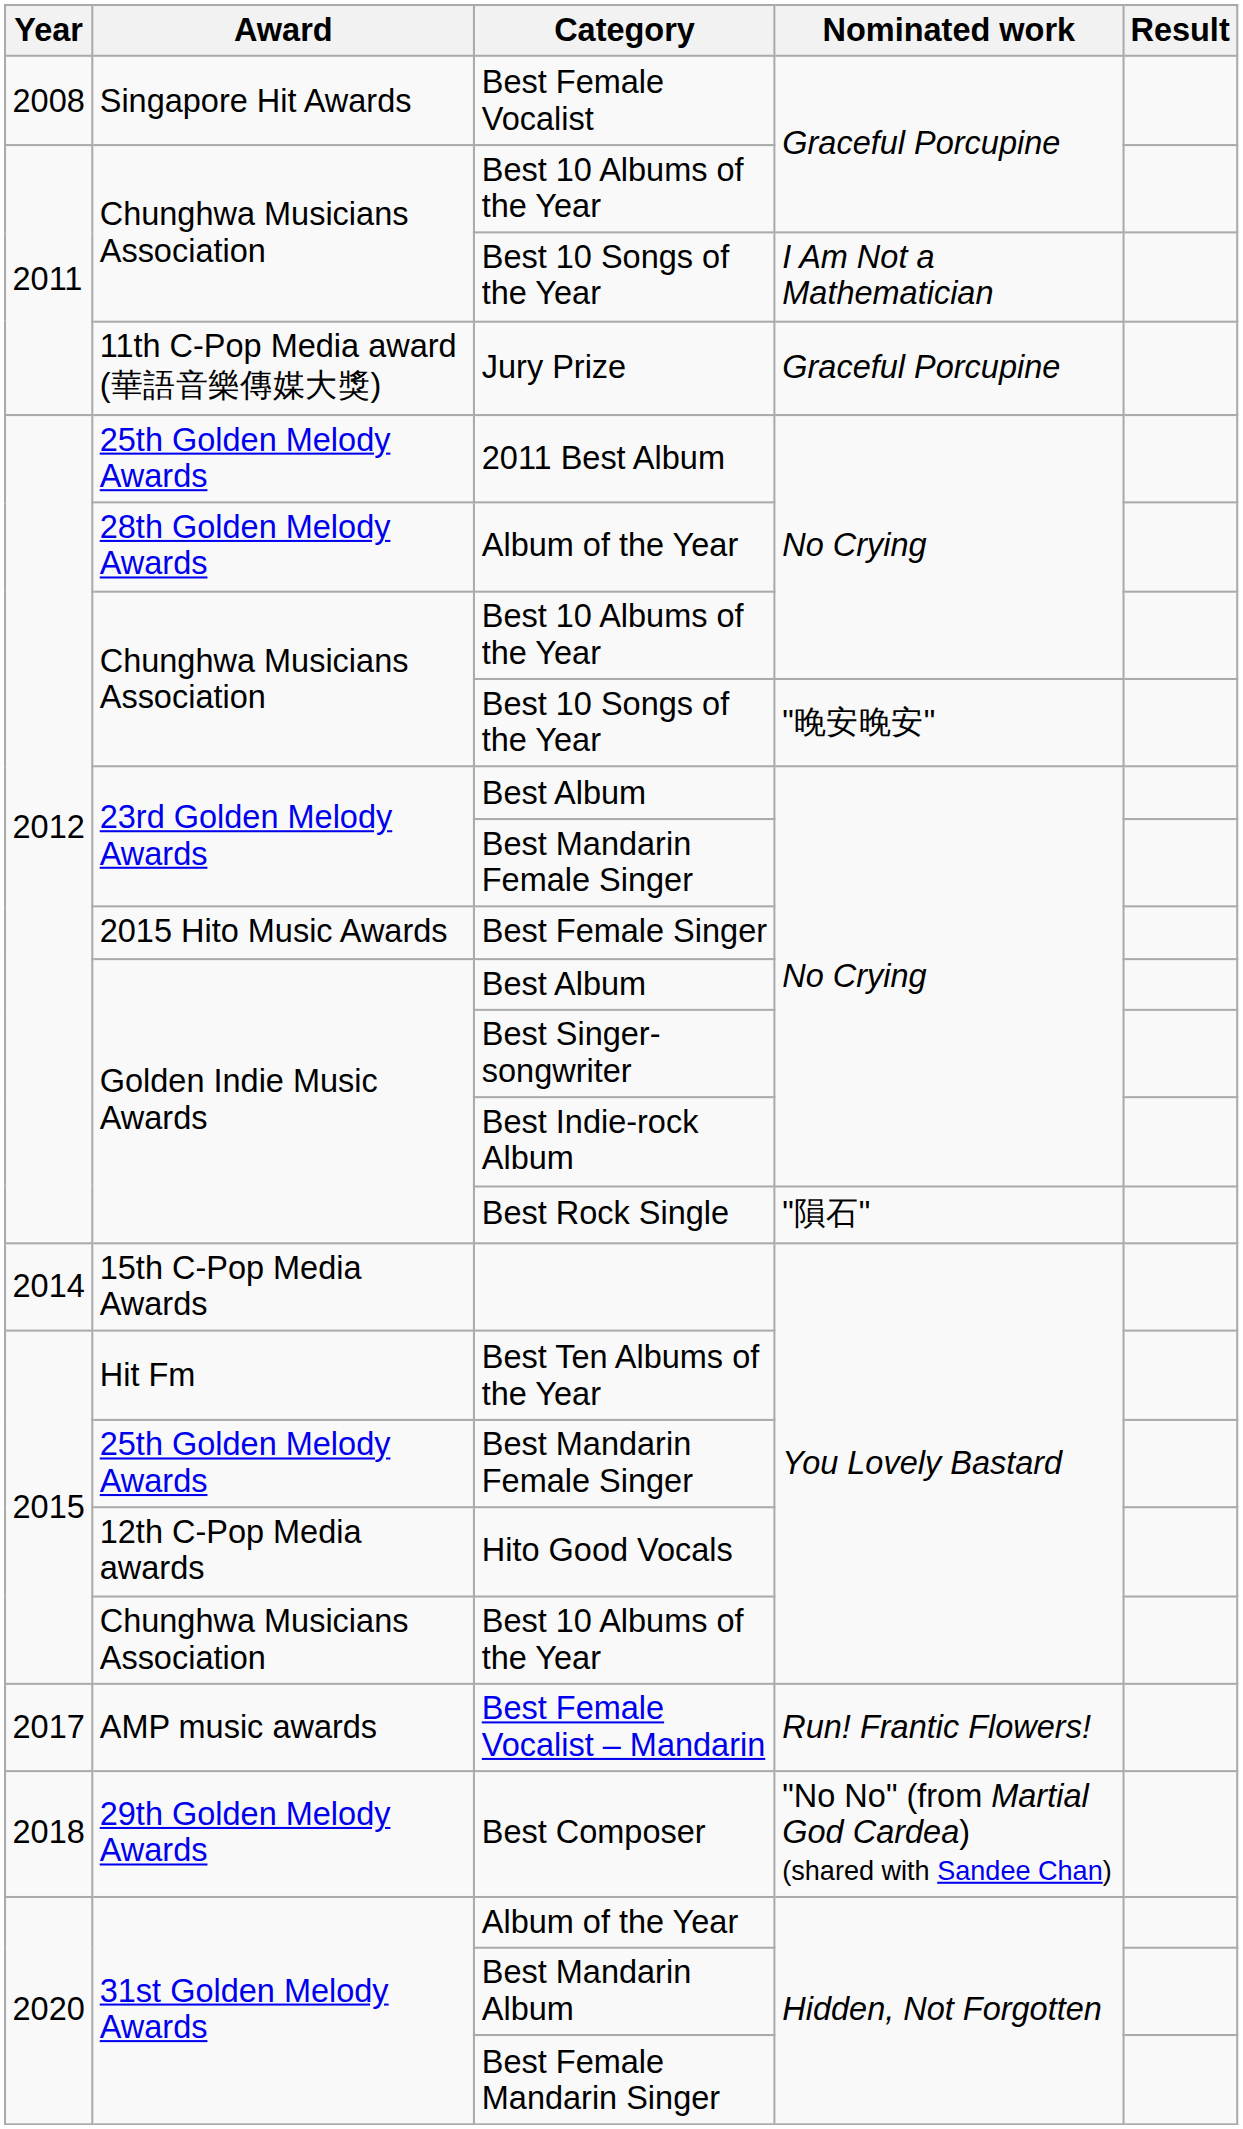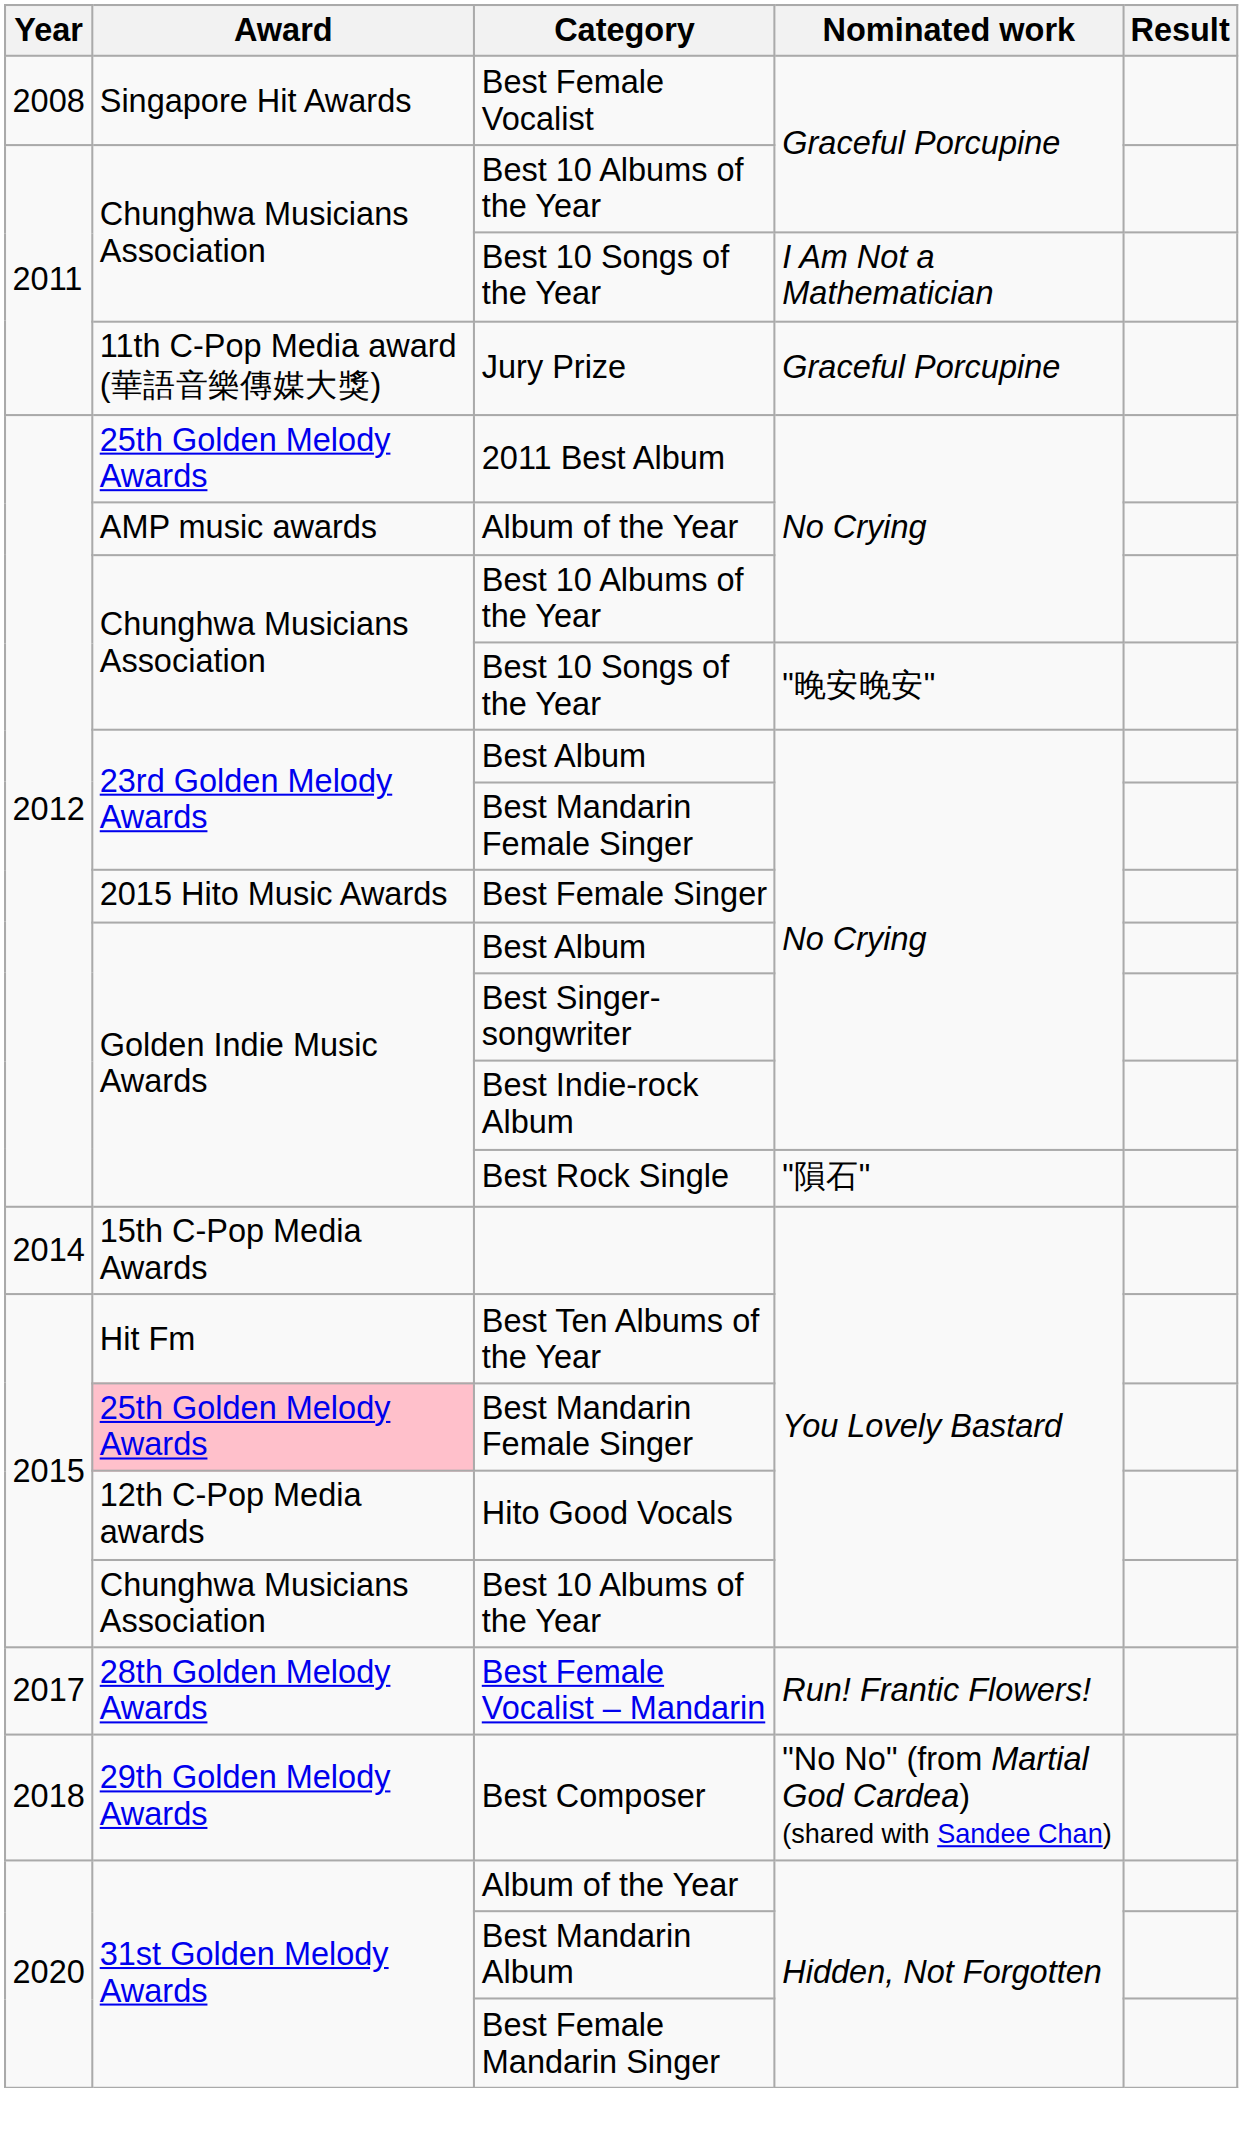(245, 546) 28th Golden Melody Awards -> (238, 528) AMP music awards
(245, 1462) no background -> (245, 1426) pink background
(238, 1727) AMP music awards -> (245, 1690) 28th Golden Melody Awards
